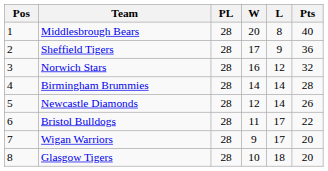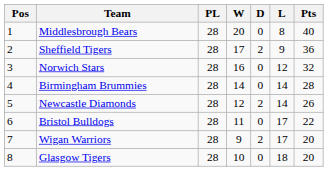+ column: (260, 13)
